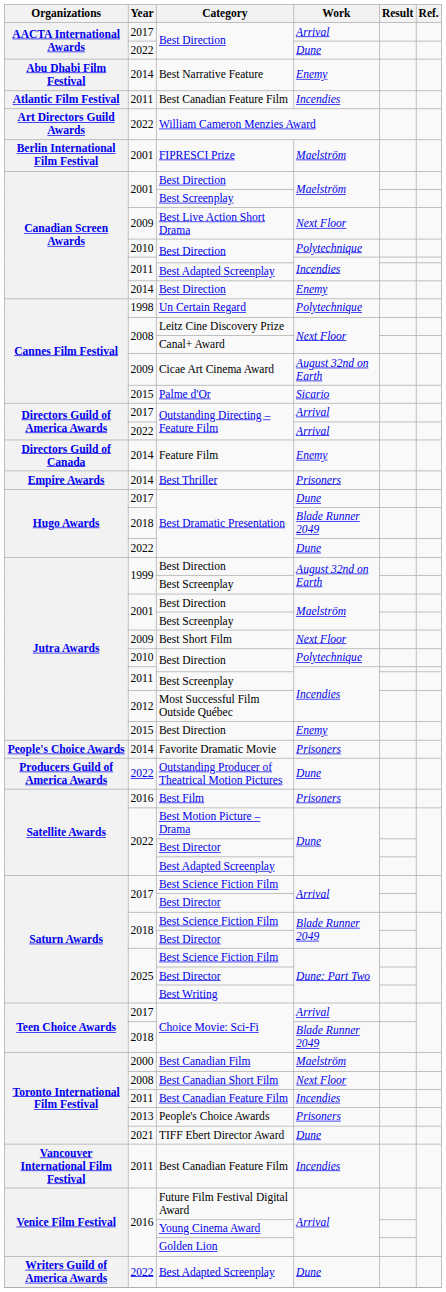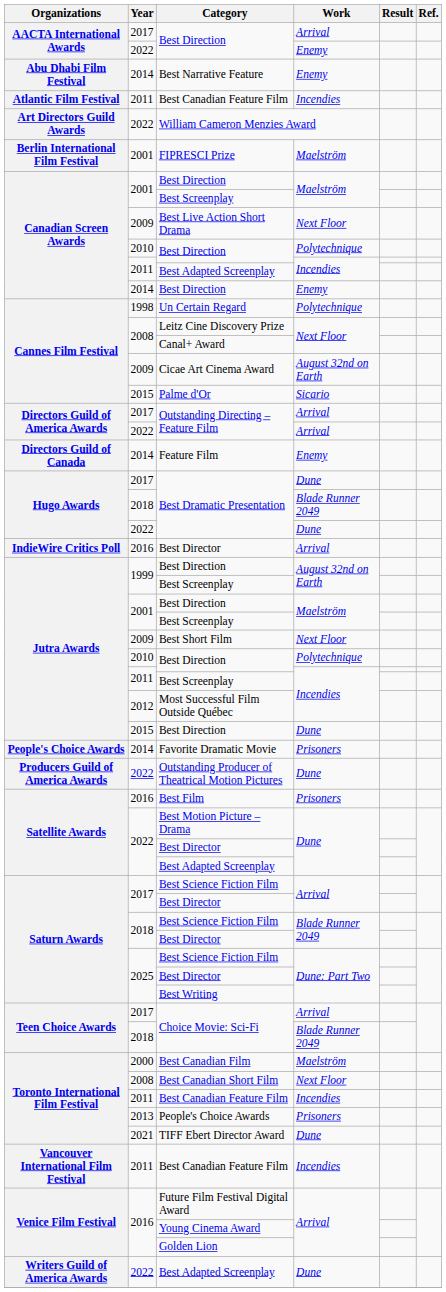(309, 50) Dune -> (312, 50) Enemy
- row: (142, 480)
+ row: (142, 548)
(312, 730) Enemy -> (309, 730) Dune
